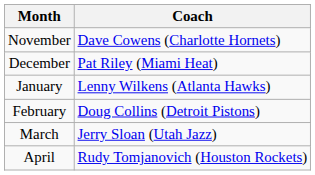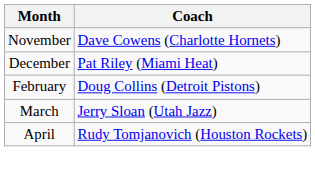- row: (39, 87)
